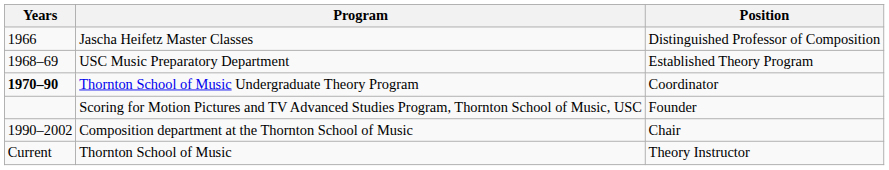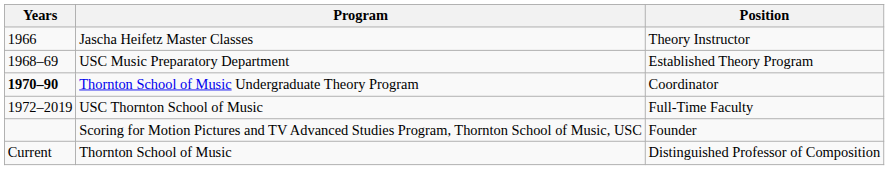(764, 38) Distinguished Professor of Composition -> (699, 38) Theory Instructor
+ row: (171, 107)
- row: (246, 130)
(699, 152) Theory Instructor -> (764, 152) Distinguished Professor of Composition
